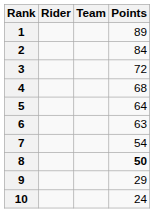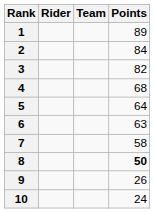(140, 69) 72 -> (140, 69) 82
(140, 143) 54 -> (140, 143) 58
(140, 180) 29 -> (140, 180) 26
